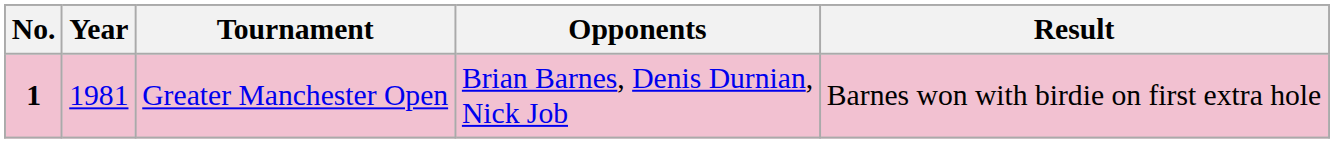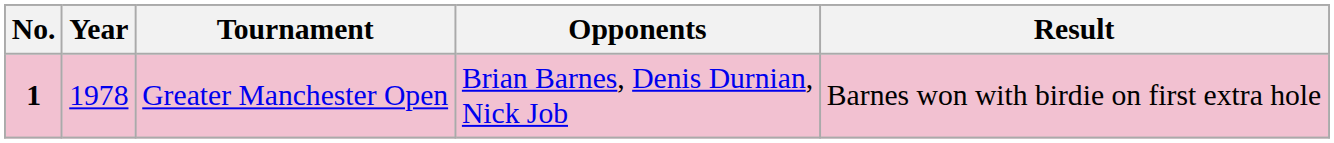(99, 95) 1981 -> (99, 95) 1978
